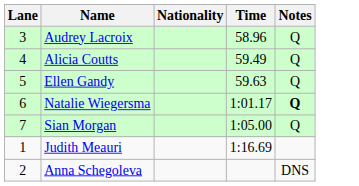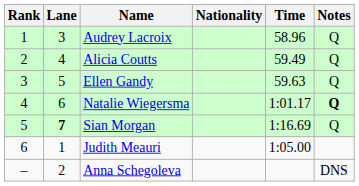+ column: (24, 15)
(23, 125) normal -> (62, 125) bold
(251, 125) 1:05.00 -> (290, 125) 1:16.69
(251, 147) 1:16.69 -> (290, 147) 1:05.00
